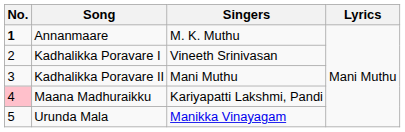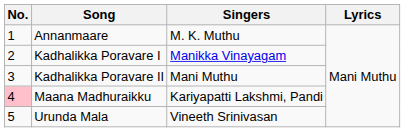(11, 35) bold -> (11, 35) normal
(224, 56) Vineeth Srinivasan -> (228, 56) Manikka Vinayagam
(228, 117) Manikka Vinayagam -> (224, 117) Vineeth Srinivasan
